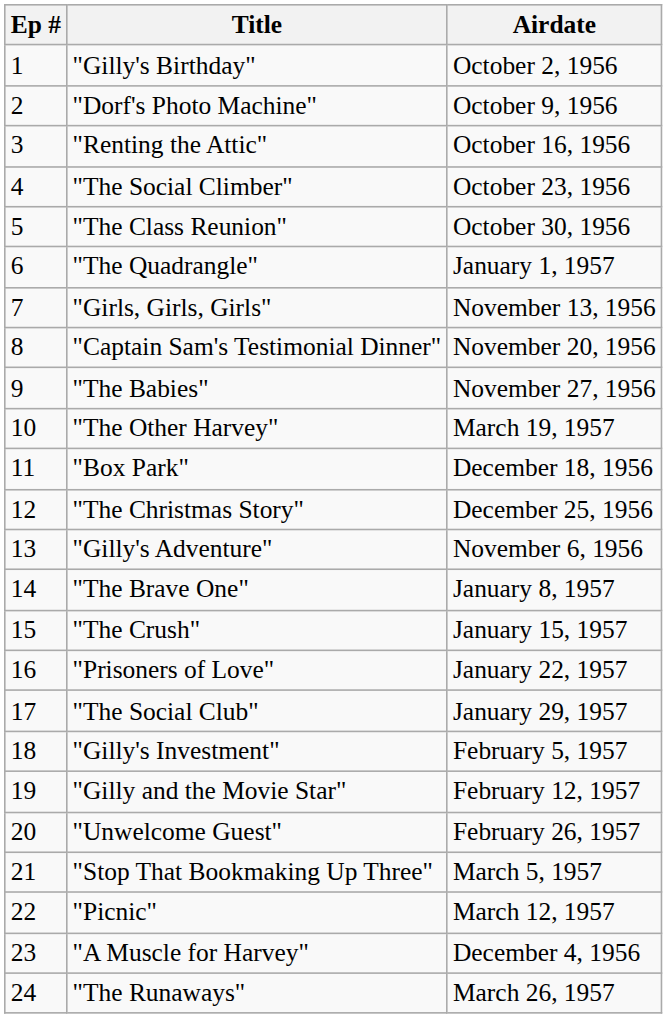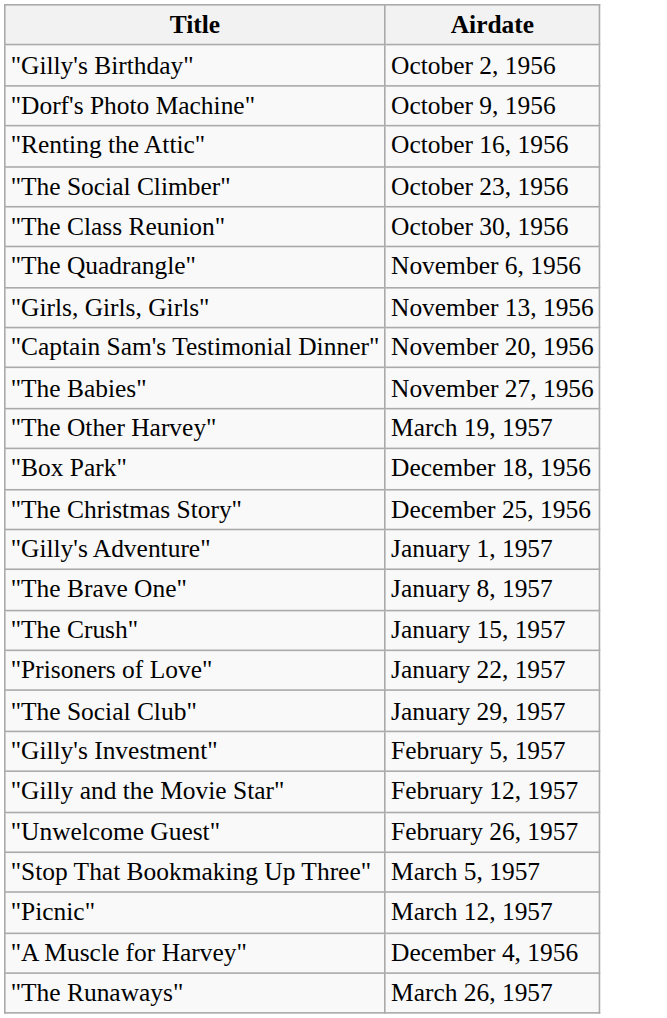- column: (36, 24)
(534, 266) January 1, 1957 -> (486, 266) November 6, 1956
(548, 549) November 6, 1956 -> (472, 549) January 1, 1957
